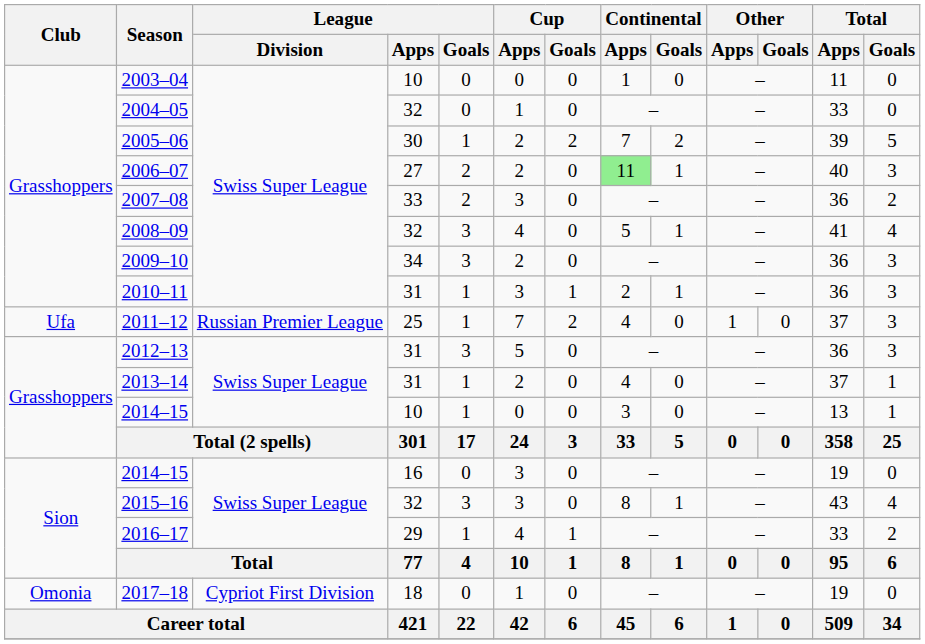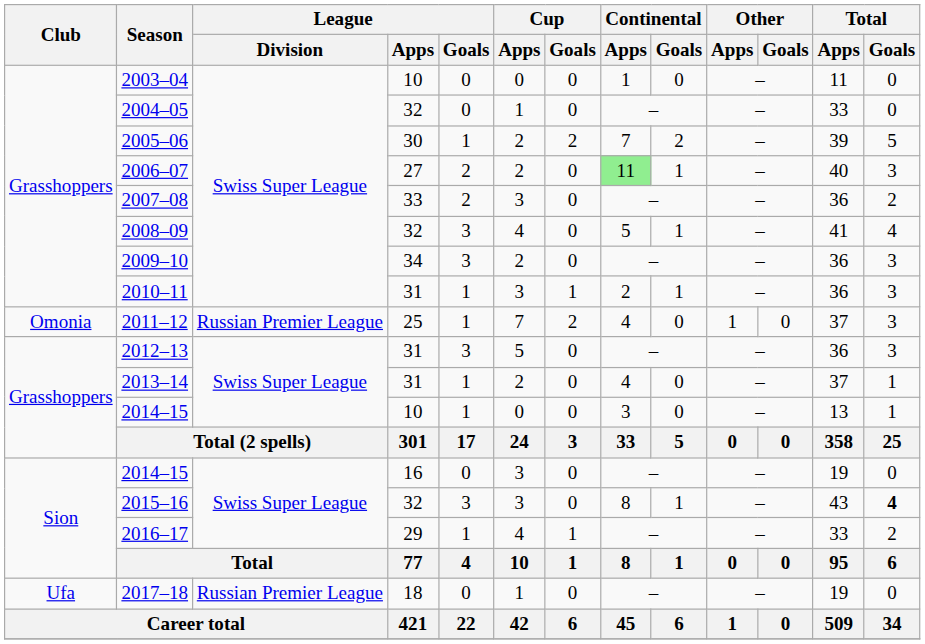(61, 321) Ufa -> (61, 321) Omonia
(892, 502) normal -> (892, 502) bold
(61, 593) Omonia -> (61, 593) Ufa
(290, 593) Cypriot First Division -> (290, 593) Russian Premier League
